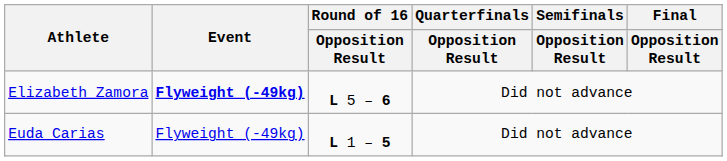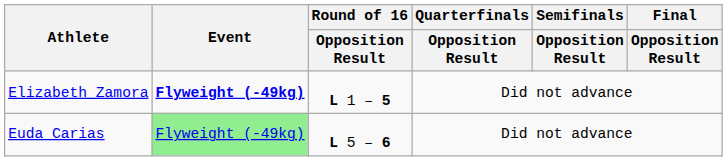(360, 101) L 5 – 6 -> (360, 101) L 1 – 5
(230, 134) no background -> (230, 134) lightgreen background
(360, 143) L 1 – 5 -> (360, 143) L 5 – 6
